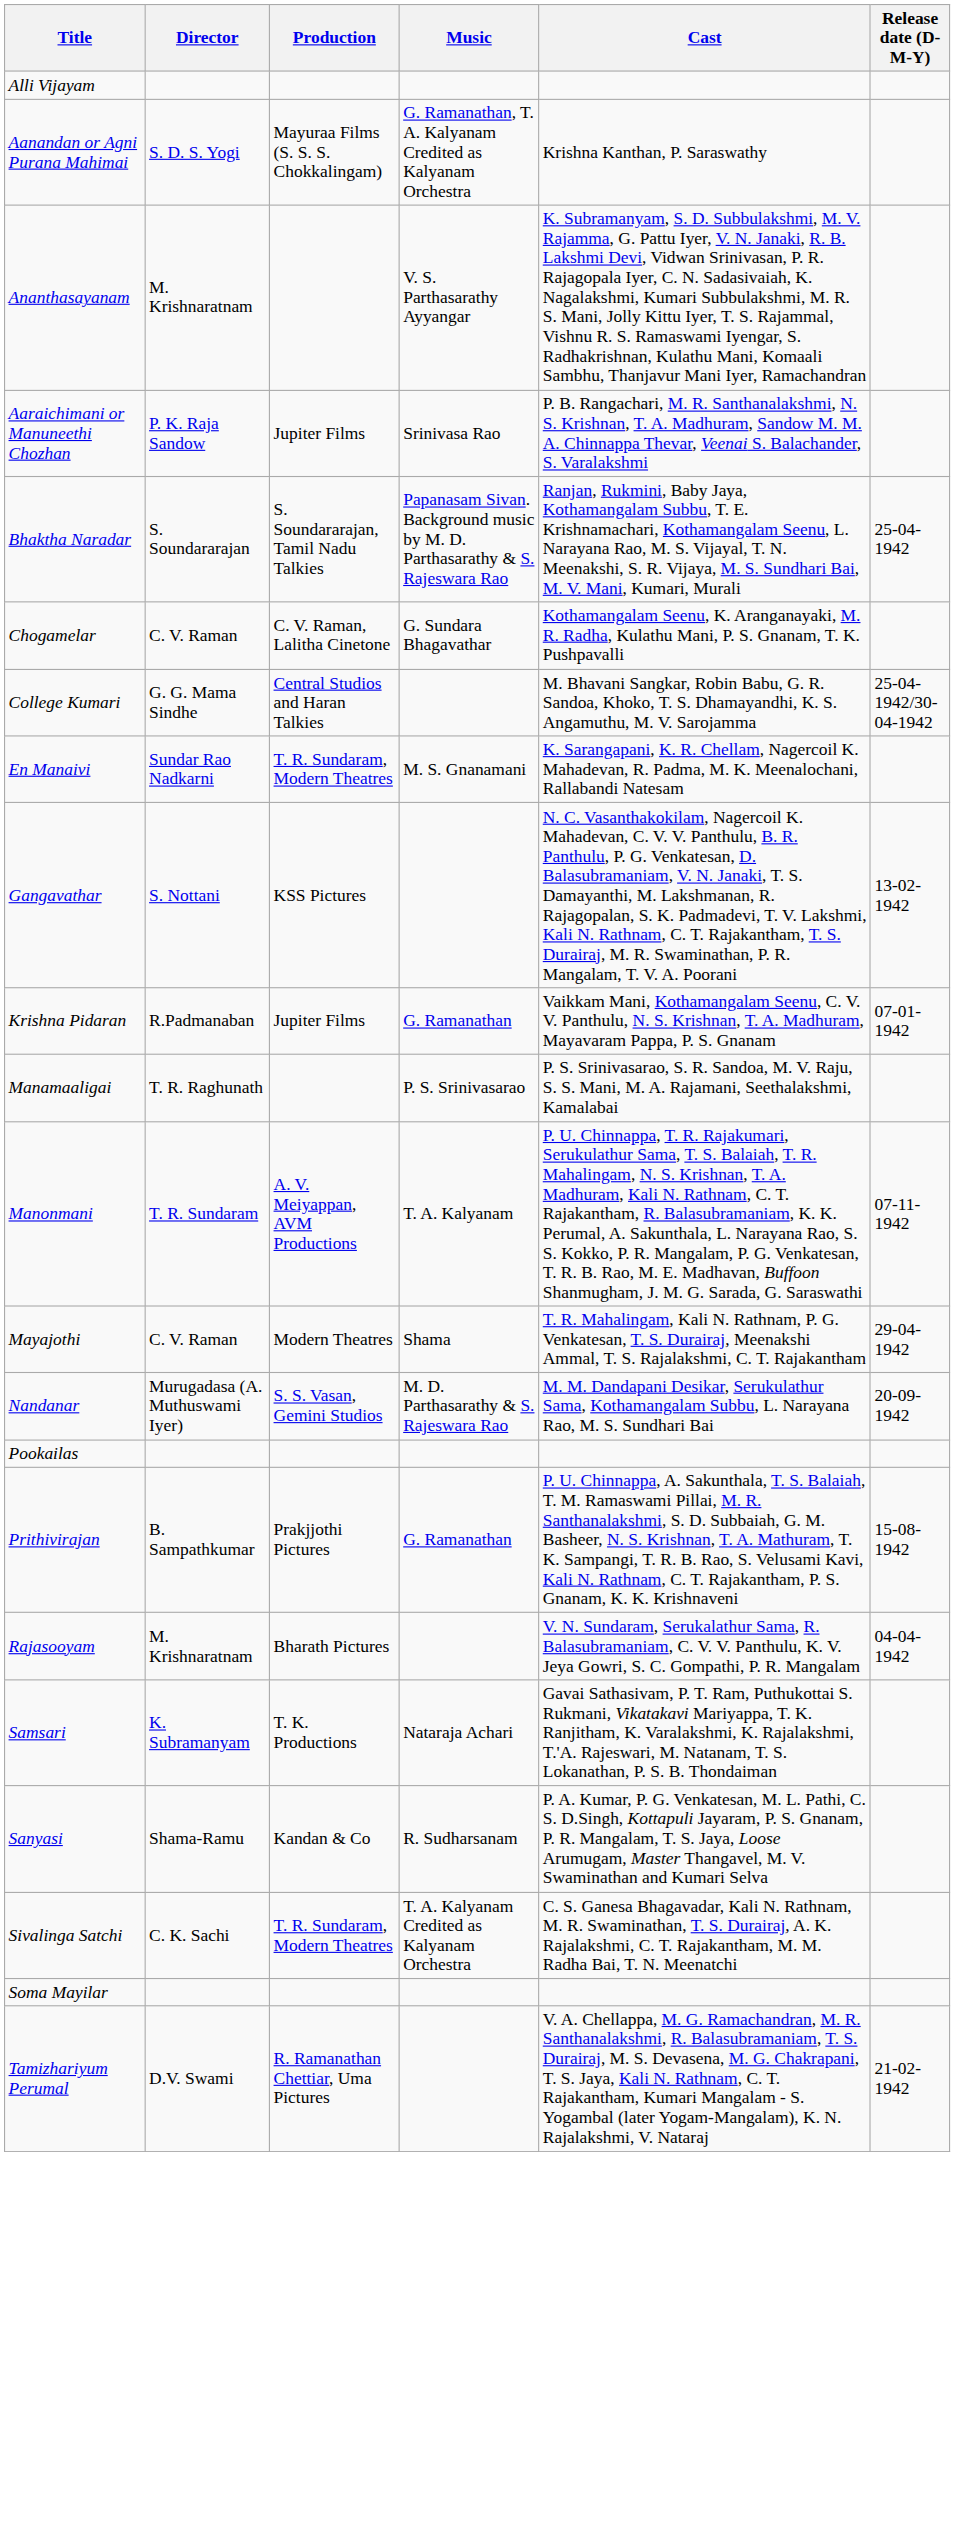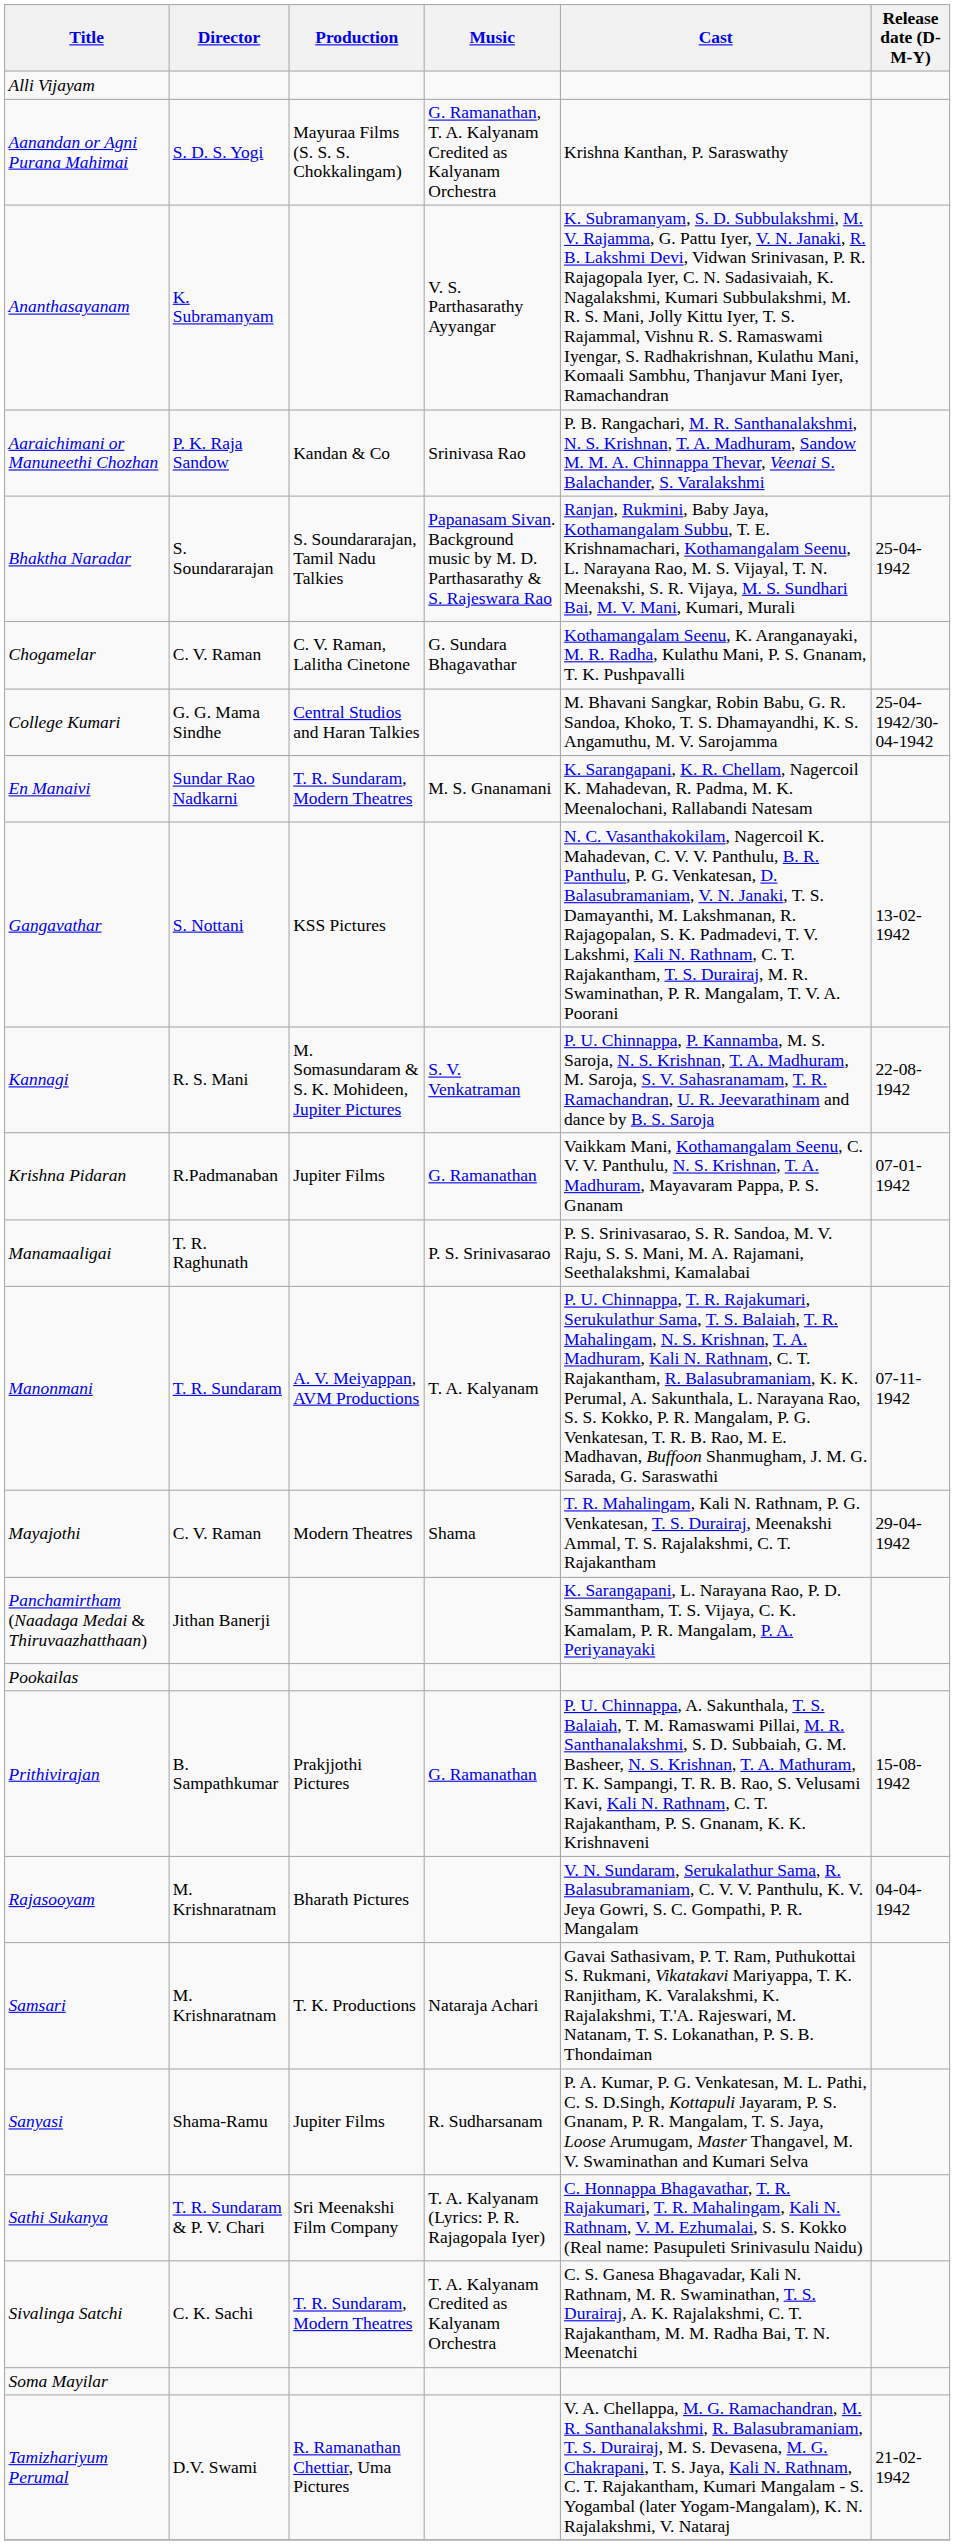(201, 297) M. Krishnaratnam -> (223, 307) K. Subramanyam
(319, 433) Jupiter Films -> (342, 452) Kandan & Co
+ row: (39, 1079)
- row: (44, 1406)
+ row: (78, 1620)
(199, 1732) K. Subramanyam -> (225, 2005) M. Krishnaratnam
(322, 1838) Kandan & Co -> (339, 2121) Jupiter Films
+ row: (58, 2217)
